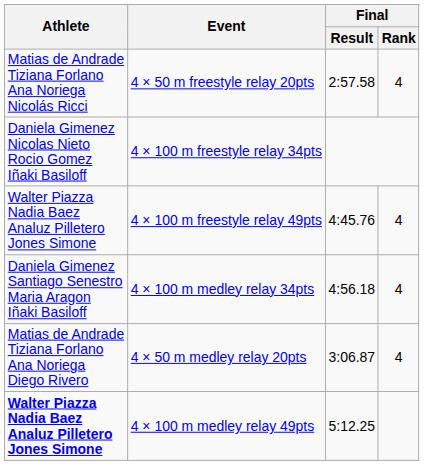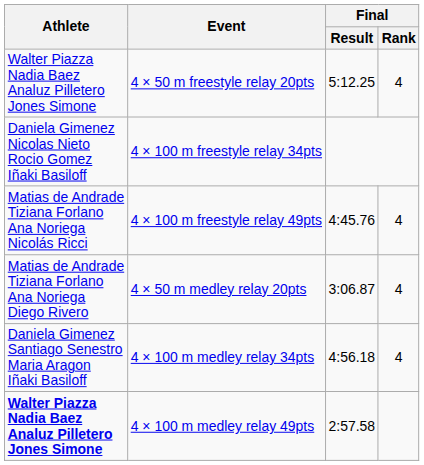(66, 83) Matias de Andrade Tiziana Forlano Ana Noriega Nicolás Ricci -> (56, 83) Walter Piazza Nadia Baez Analuz Pilletero Jones Simone
(352, 83) 2:57.58 -> (352, 83) 5:12.25
(56, 221) Walter Piazza Nadia Baez Analuz Pilletero Jones Simone -> (66, 221) Matias de Andrade Tiziana Forlano Ana Noriega Nicolás Ricci
rows swapped: (219, 358) <-> (222, 289)
(352, 426) 5:12.25 -> (352, 426) 2:57.58
